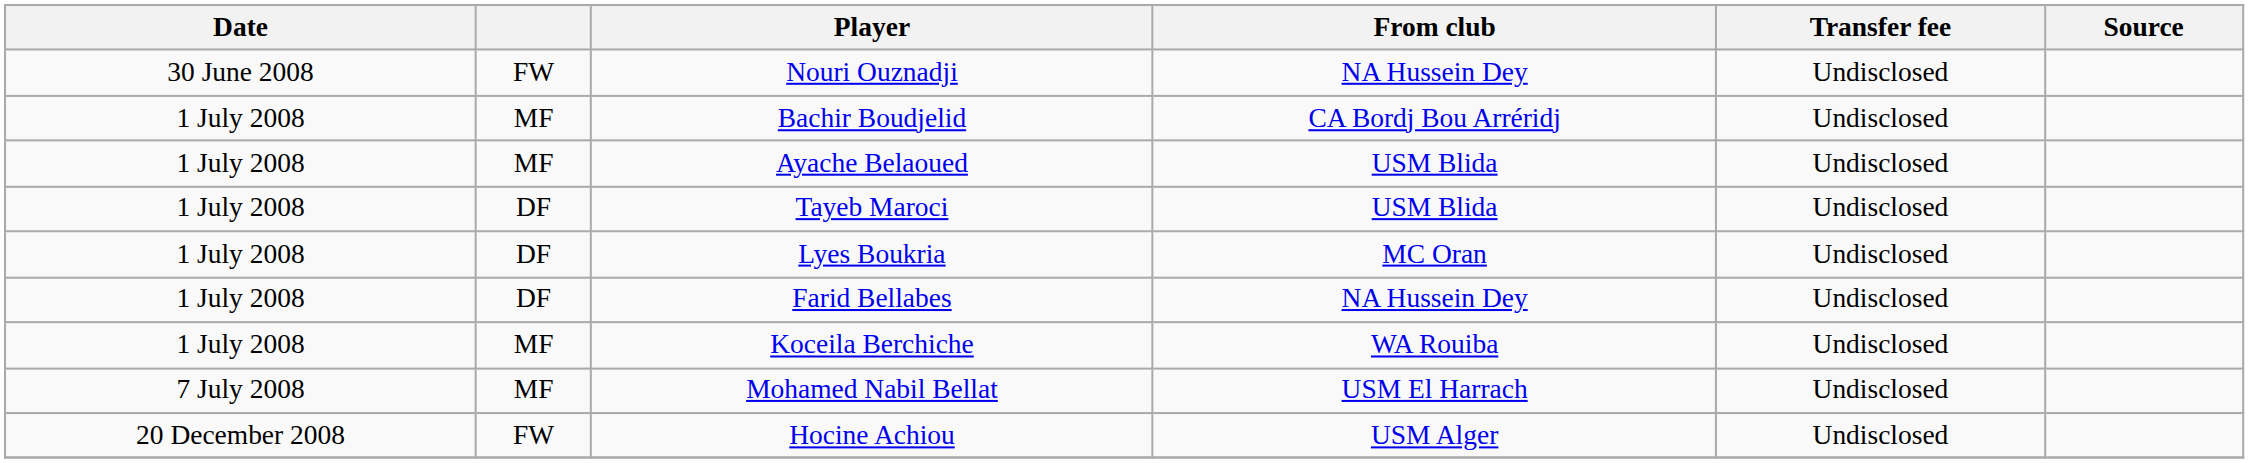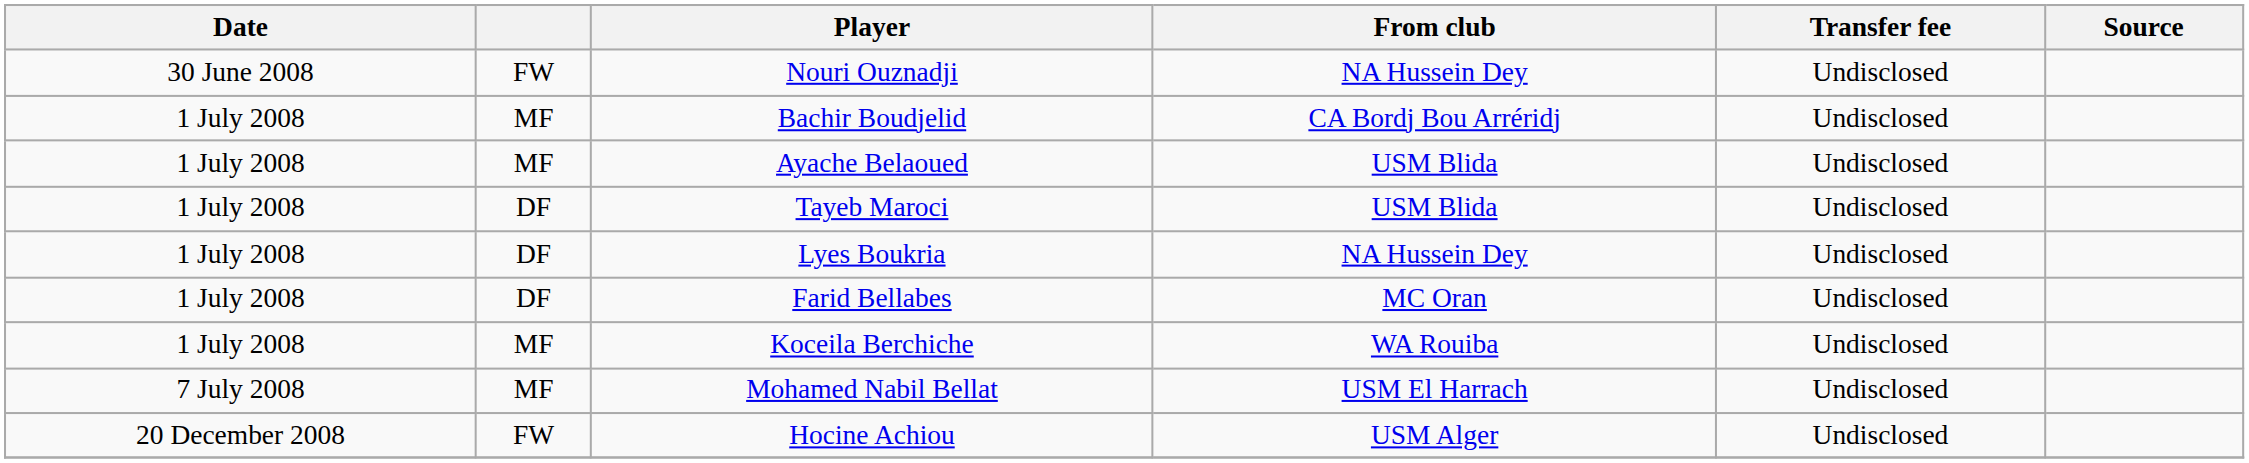(1435, 253) MC Oran -> (1435, 253) NA Hussein Dey
(1435, 298) NA Hussein Dey -> (1435, 298) MC Oran
